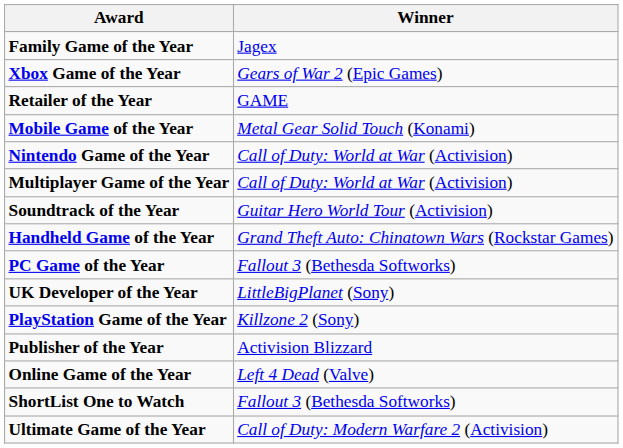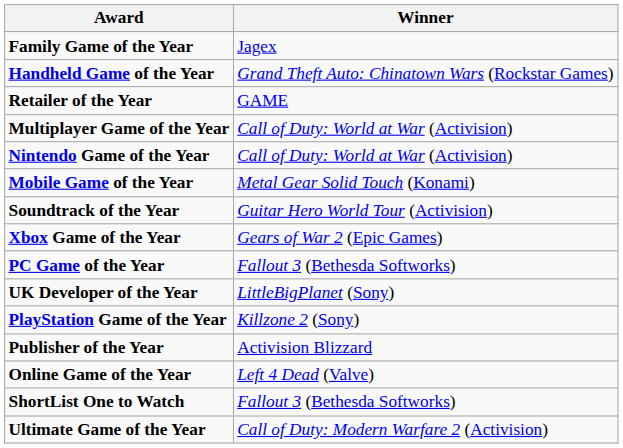rows swapped: (111, 237) <-> (95, 73)
rows swapped: (101, 127) <-> (119, 182)
